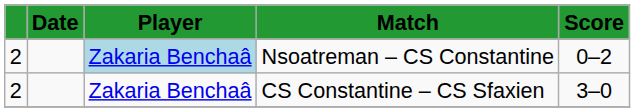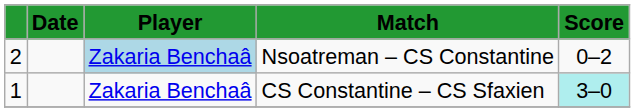(16, 90) 2 -> (16, 90) 1
(594, 90) no background -> (594, 90) paleturquoise background
